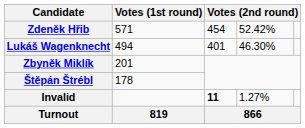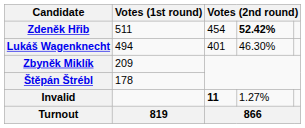(124, 30) 571 -> (124, 30) 511
(257, 30) normal -> (257, 30) bold
(124, 64) 201 -> (124, 64) 209
